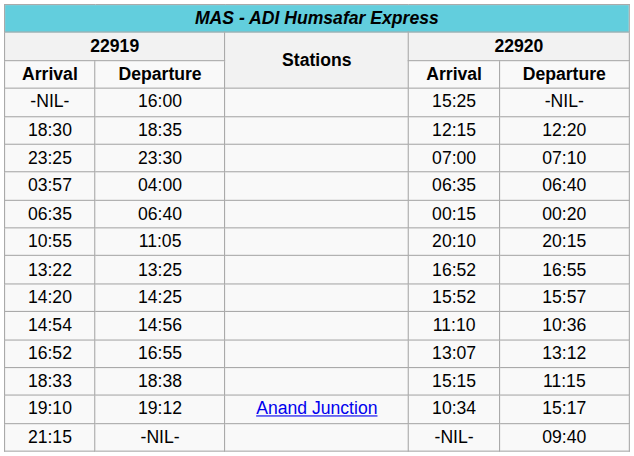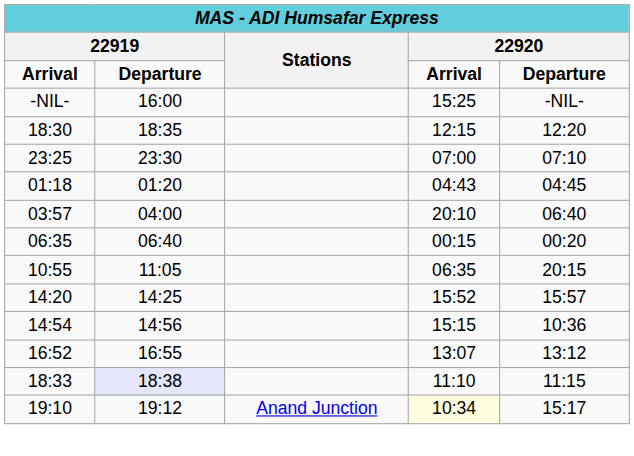+ row: (50, 185)
(454, 185) 06:35 -> (454, 213) 20:10
(454, 241) 20:10 -> (454, 269) 06:35
- row: (50, 269)
(454, 325) 11:10 -> (454, 325) 15:15
(160, 381) no background -> (160, 381) lavender background
(454, 381) 15:15 -> (454, 381) 11:10
(454, 409) no background -> (454, 409) lightyellow background
- row: (50, 437)
